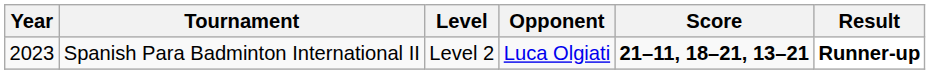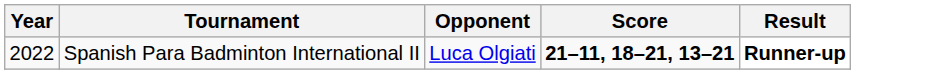- column: (462, 21)
(32, 53) 2023 -> (32, 53) 2022
